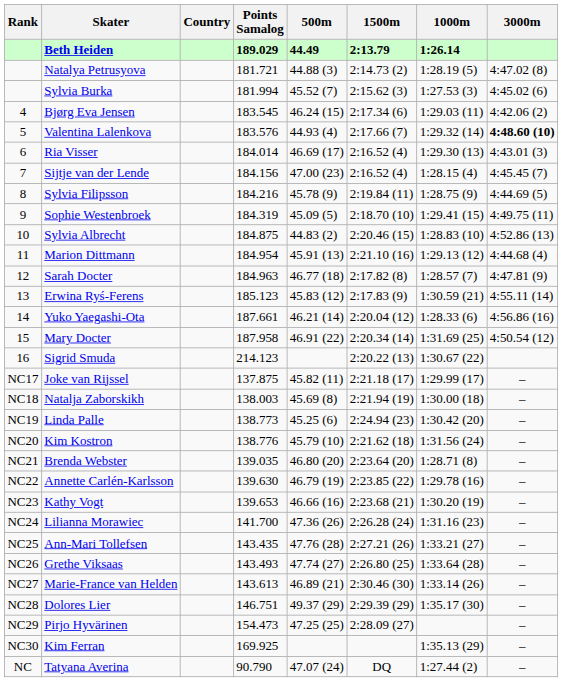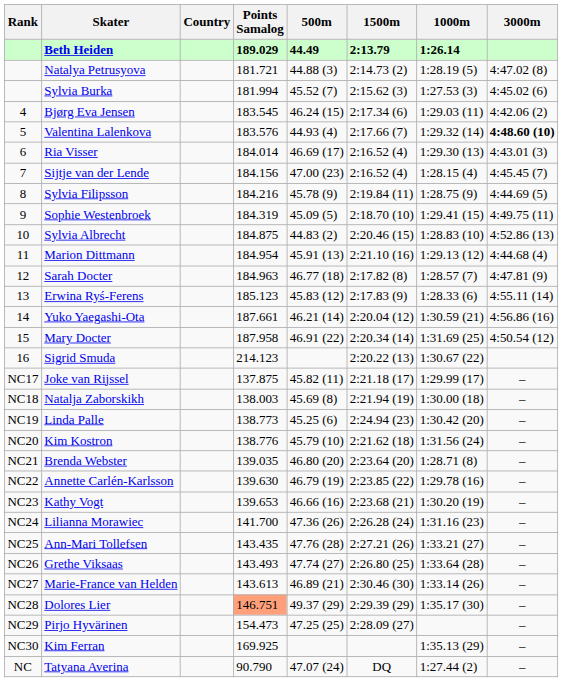(452, 296) 1:30.59 (21) -> (449, 296) 1:28.33 (6)
(449, 317) 1:28.33 (6) -> (452, 317) 1:30.59 (21)
(257, 604) no background -> (257, 604) lightsalmon background
